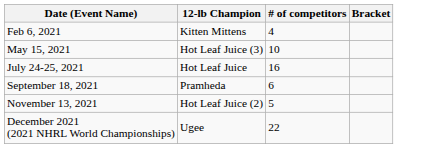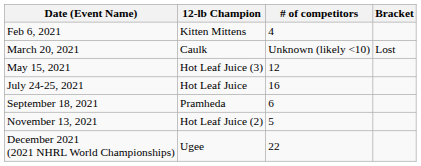+ row: (43, 49)
(274, 49) 10 -> (274, 67) 12
